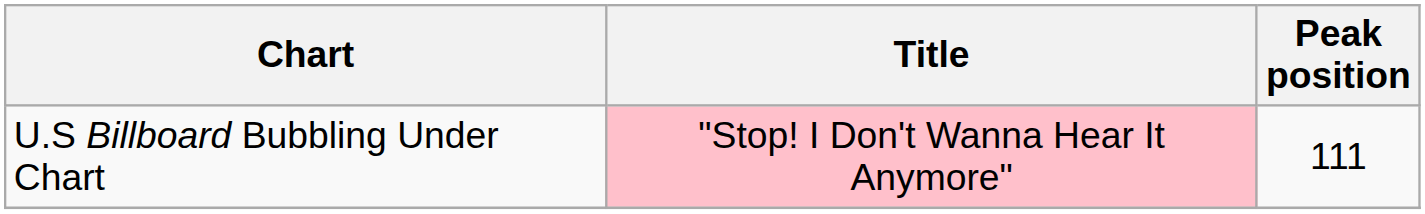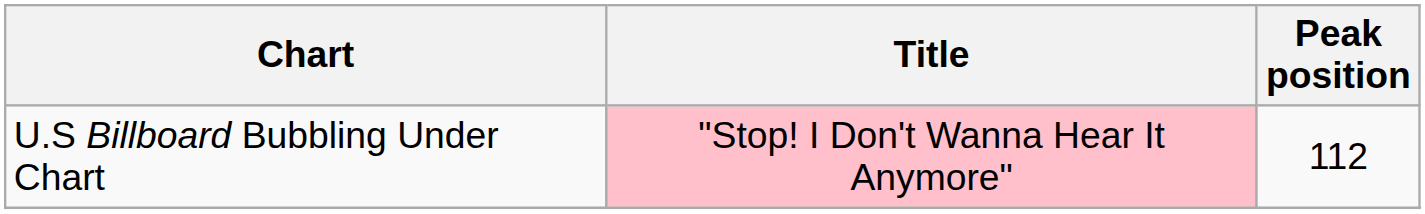(1338, 156) 111 -> (1338, 156) 112
